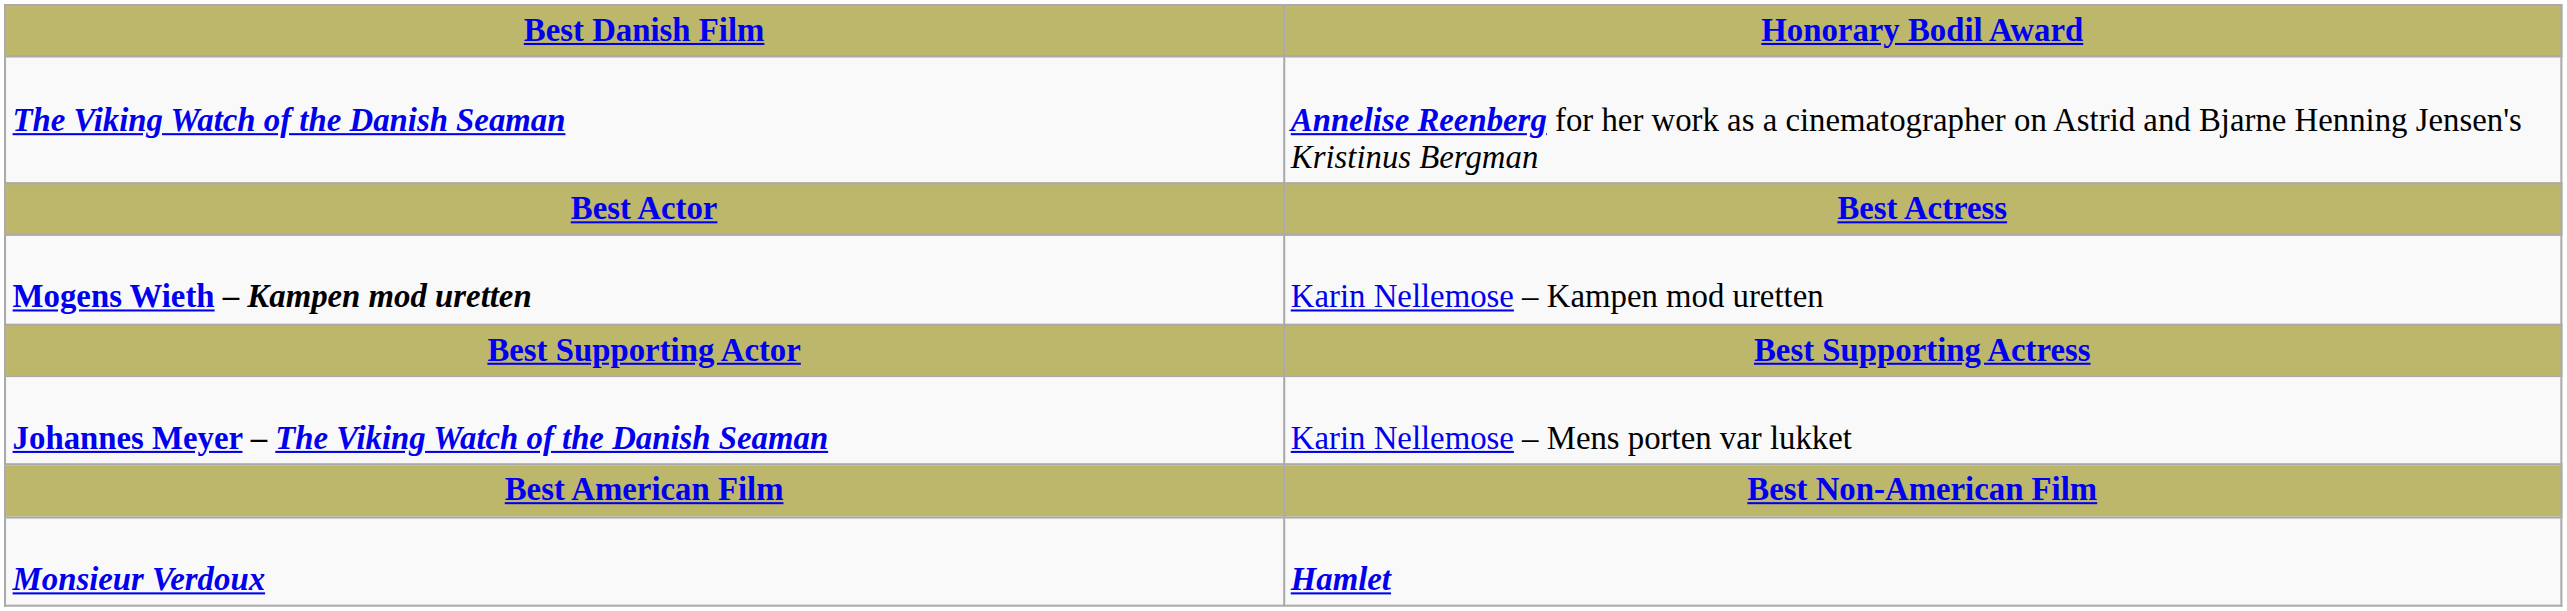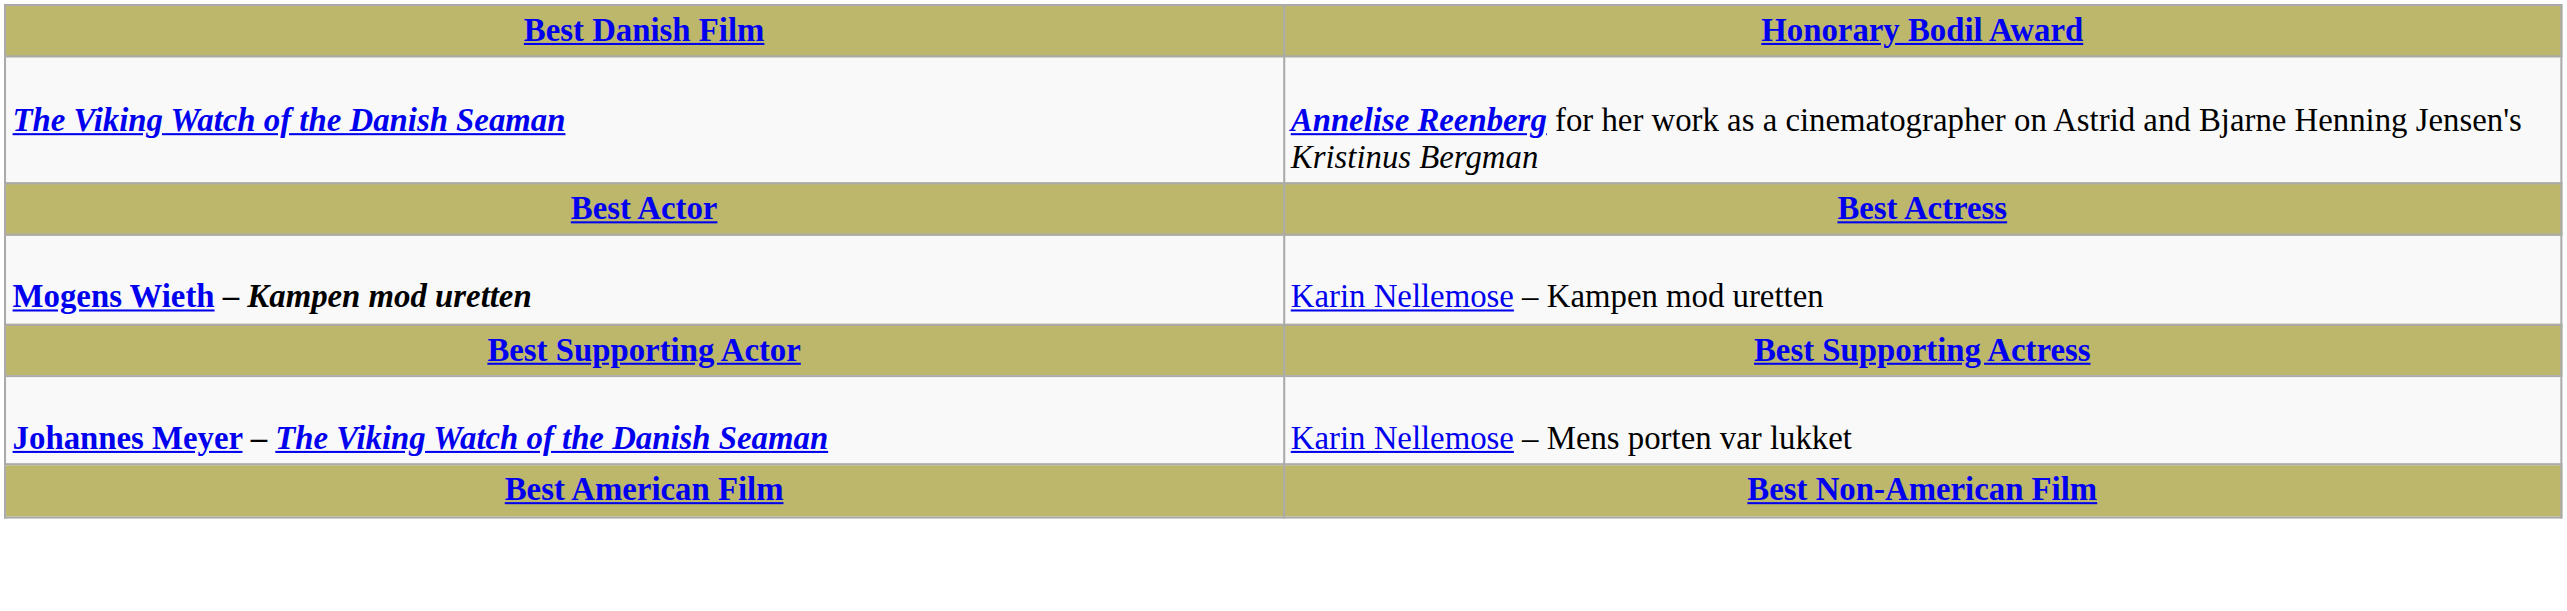- row: (139, 579)
